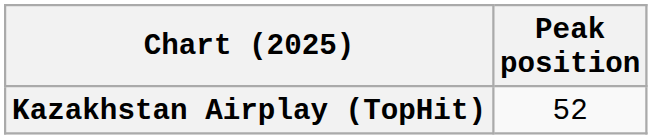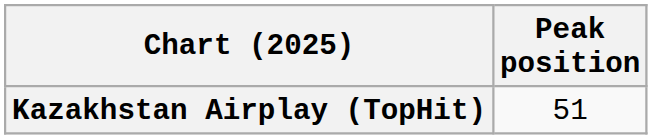(570, 110) 52 -> (570, 110) 51
